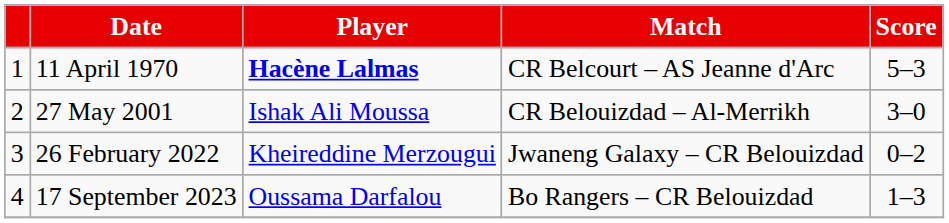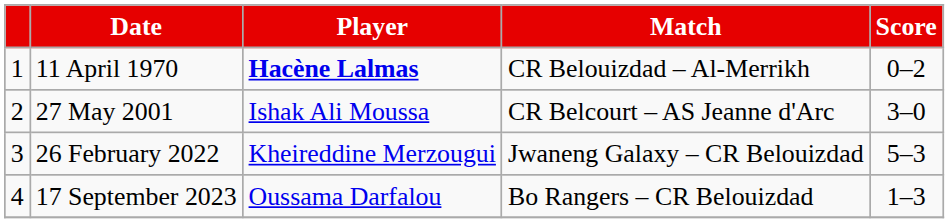(671, 68) CR Belcourt – AS Jeanne d'Arc -> (659, 68) CR Belouizdad – Al-Merrikh
(906, 68) 5–3 -> (906, 68) 0–2
(659, 111) CR Belouizdad – Al-Merrikh -> (671, 111) CR Belcourt – AS Jeanne d'Arc
(906, 153) 0–2 -> (906, 153) 5–3
